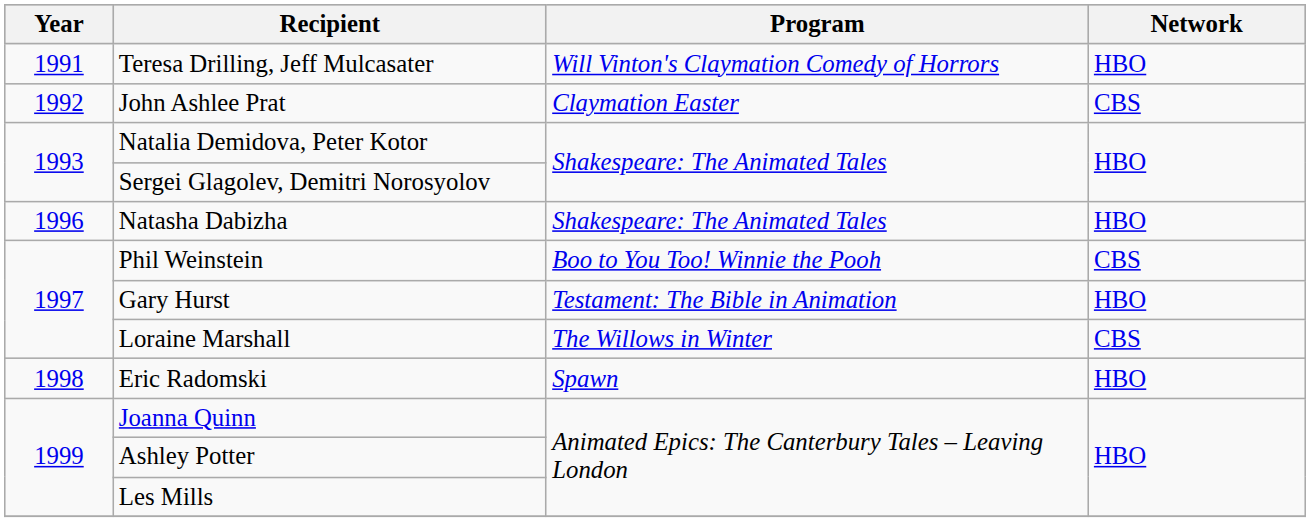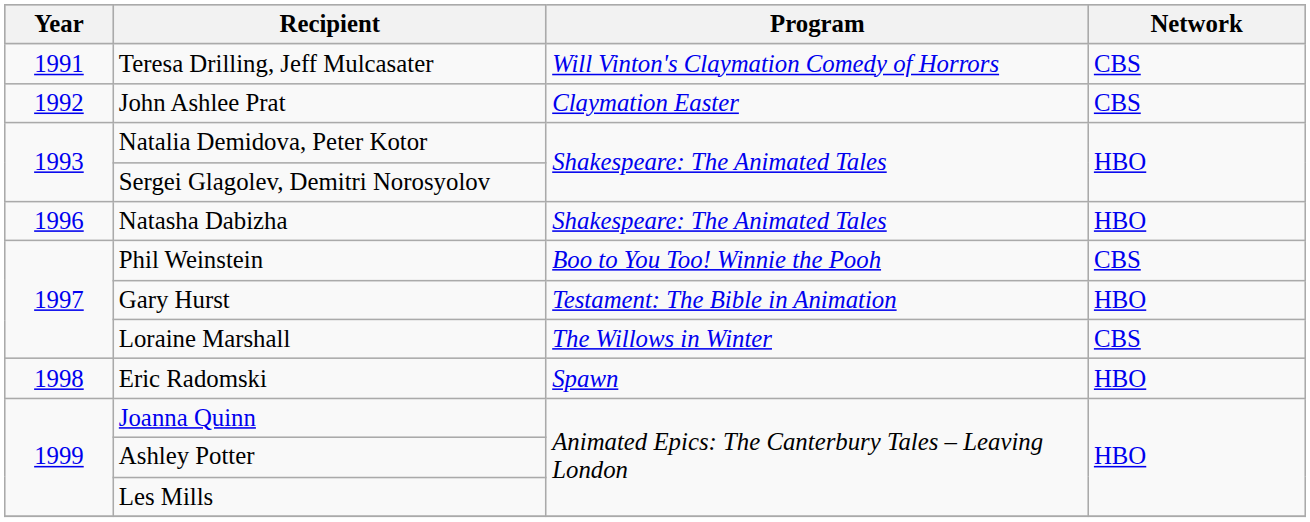(1120, 63) HBO -> (1117, 63) CBS
